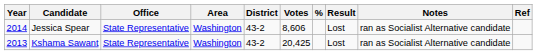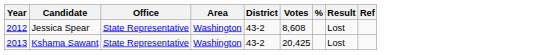- column: (435, 12)
(17, 27) 2014 -> (17, 27) 2012
(294, 27) 8,606 -> (294, 27) 8,608
